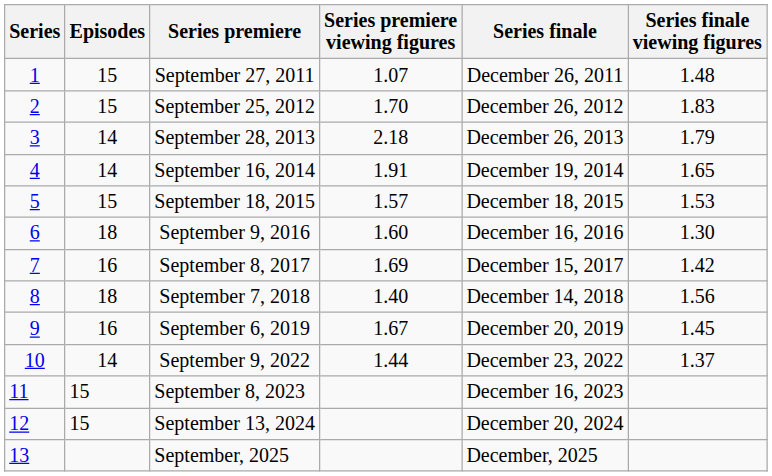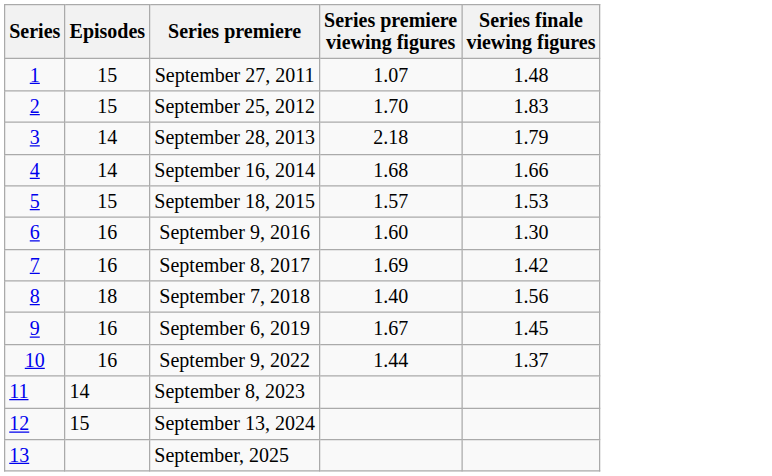- column: (545, 31)
(391, 169) 1.91 -> (391, 169) 1.68
(697, 169) 1.65 -> (531, 169) 1.66
(107, 233) 18 -> (107, 233) 16
(107, 360) 14 -> (107, 360) 16
(80, 391) 15 -> (80, 391) 14
